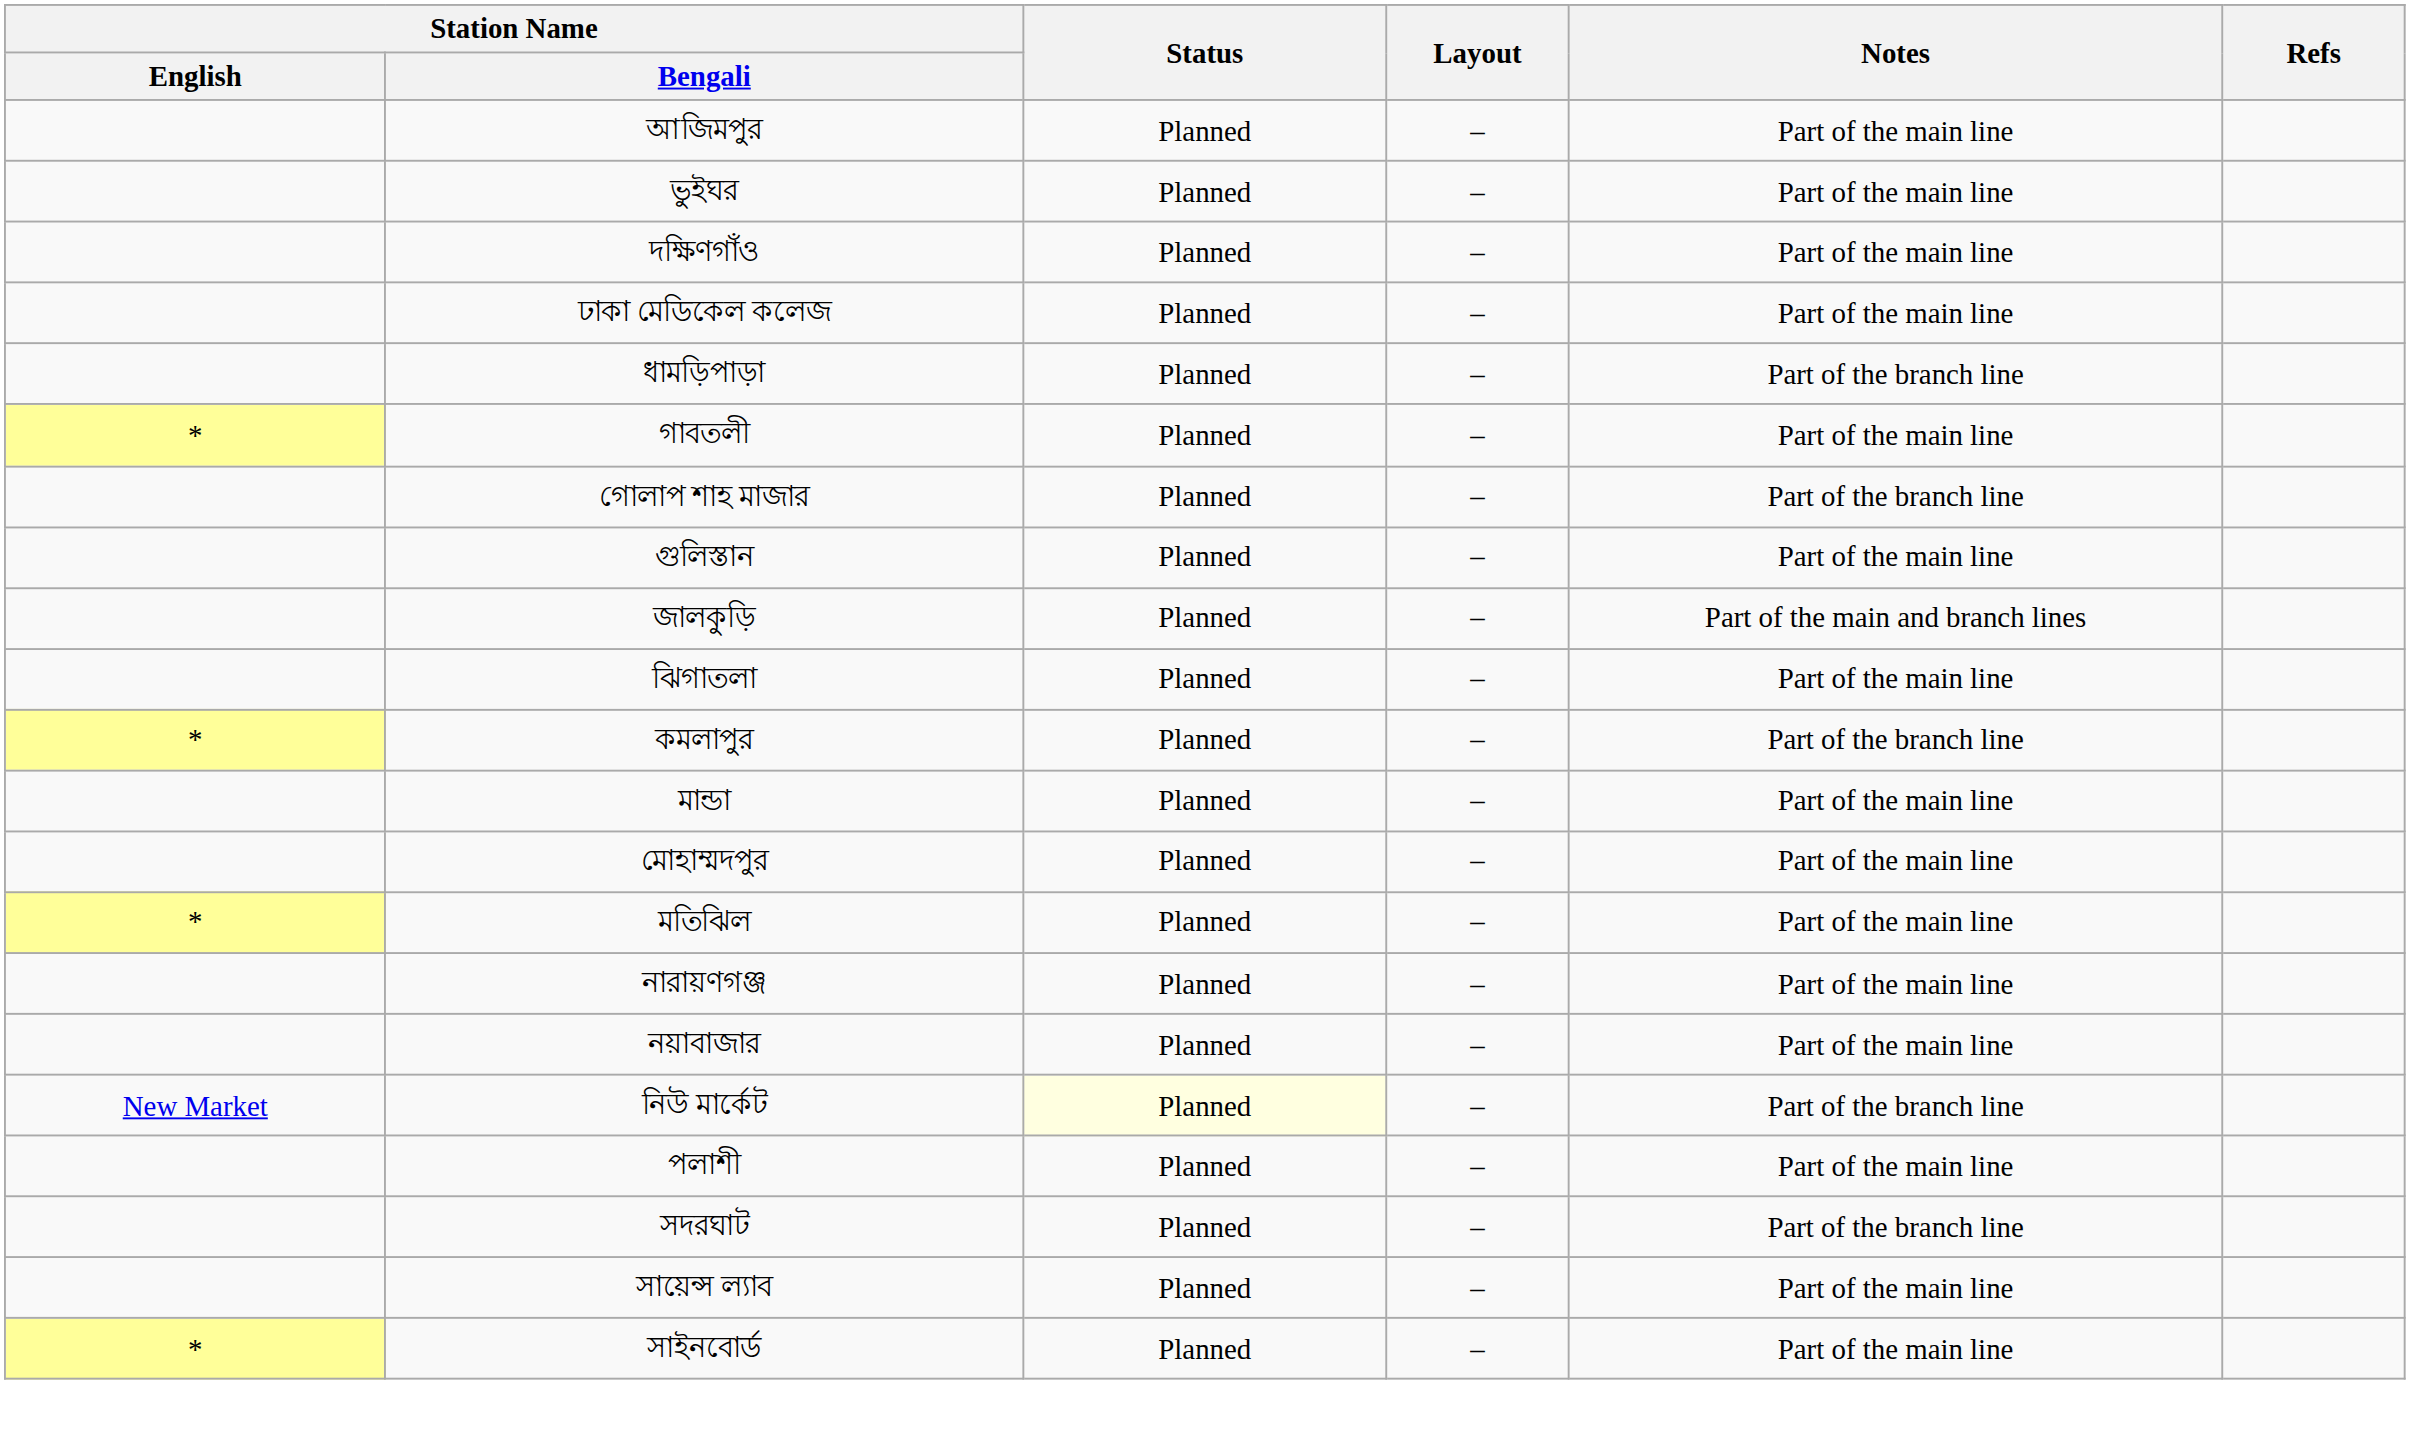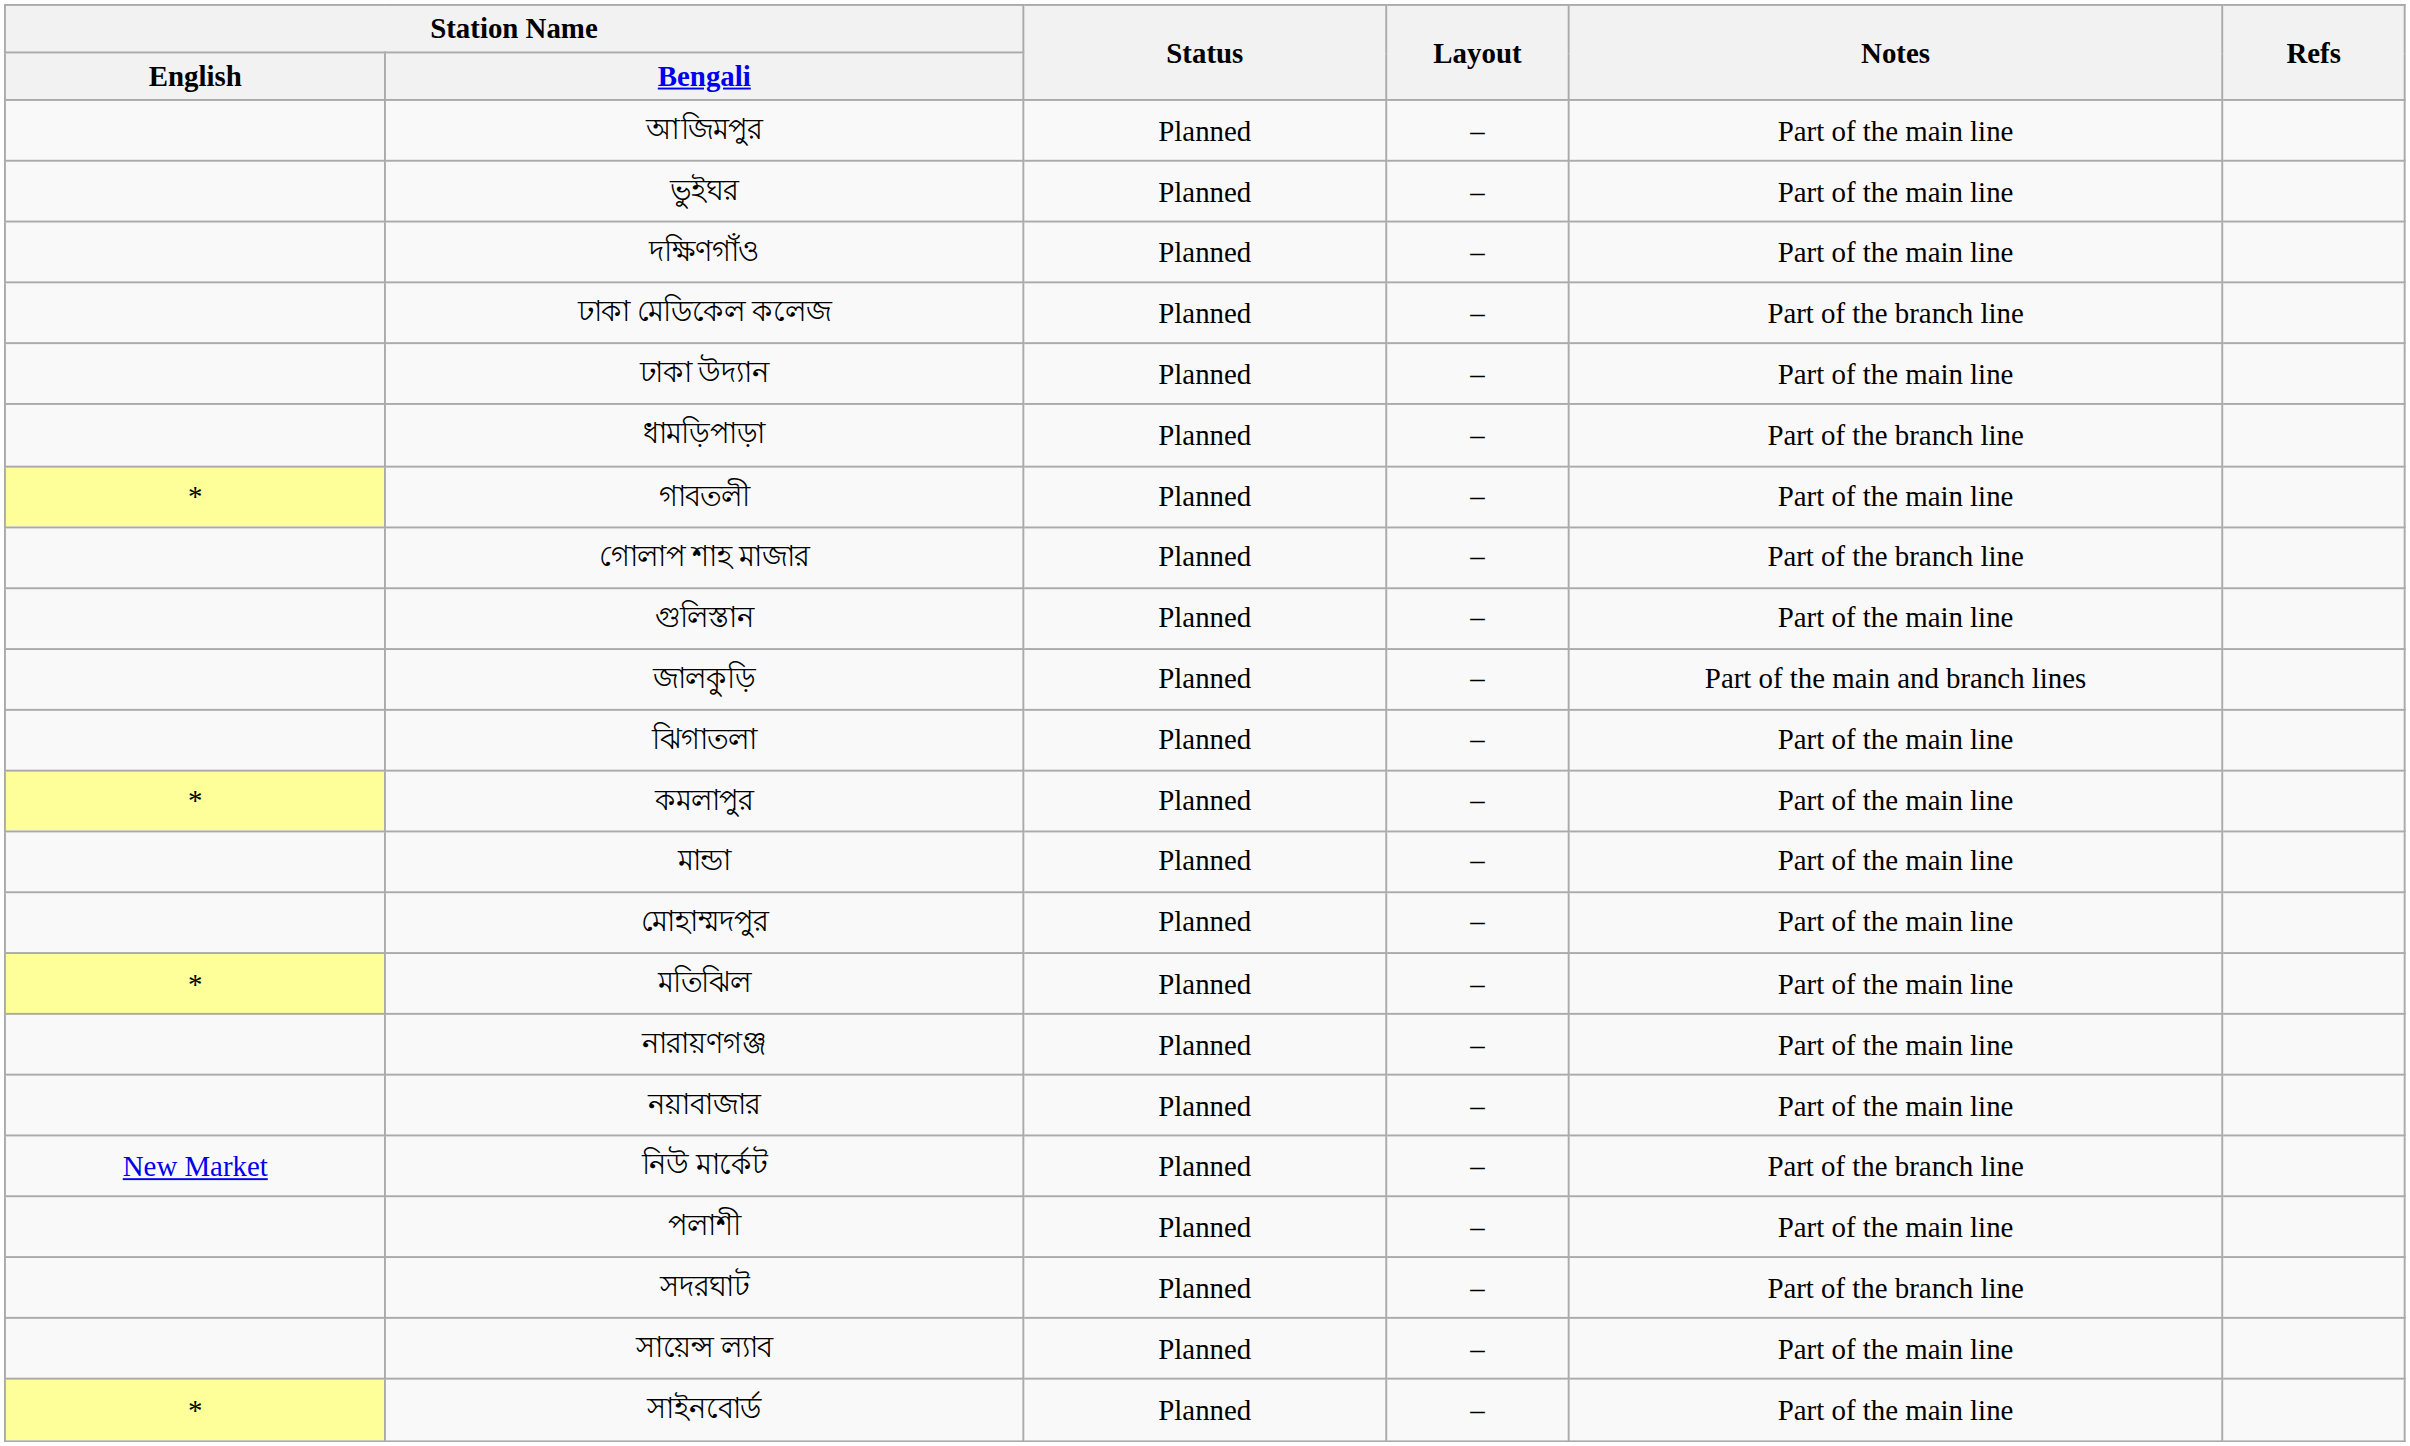(1896, 313) Part of the main line -> (1896, 313) Part of the branch line
+ row: (704, 373)
(1896, 739) Part of the branch line -> (1896, 800) Part of the main line
(1205, 1105) lightyellow background -> (1205, 1166) no background
